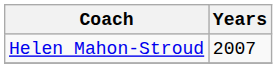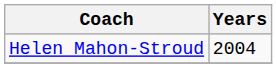(235, 49) 2007 -> (235, 49) 2004
